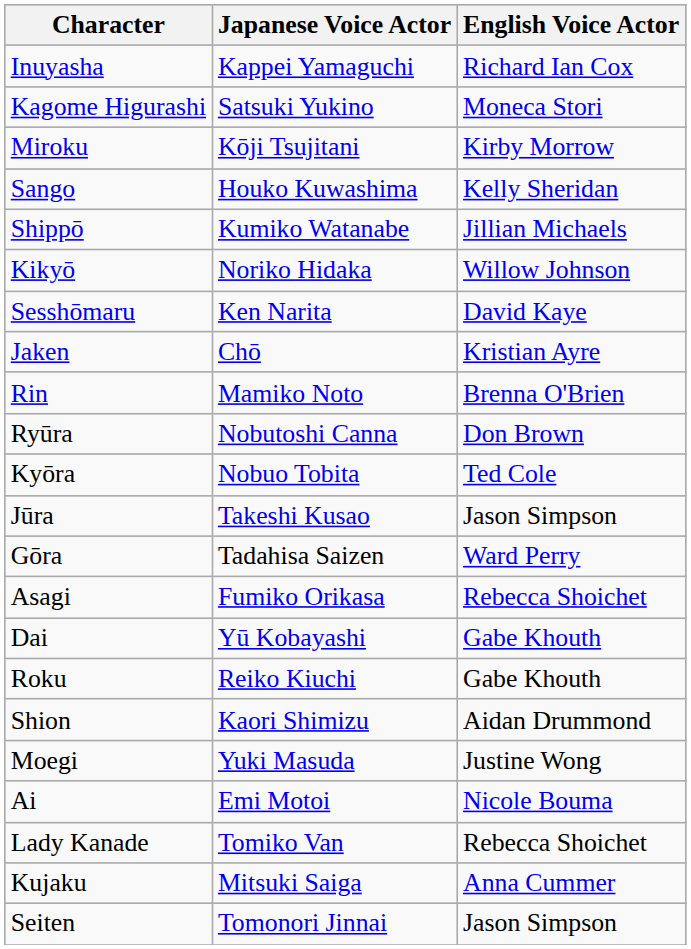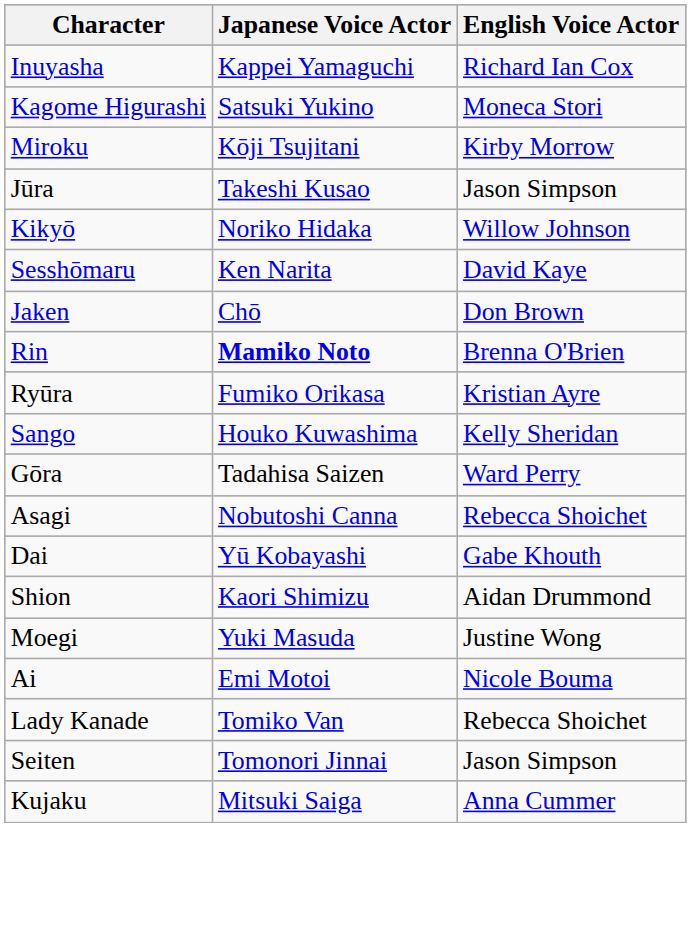rows swapped: (43, 188) <-> (32, 515)
- row: (47, 229)
(532, 351) Kristian Ayre -> (524, 310) Don Brown
(291, 392) normal -> (294, 351) bold
(308, 433) Nobutoshi Canna -> (301, 392) Fumiko Orikasa
(524, 433) Don Brown -> (532, 392) Kristian Ayre
- row: (43, 474)
(301, 596) Fumiko Orikasa -> (308, 515) Nobutoshi Canna
- row: (39, 678)
rows swapped: (43, 923) <-> (49, 882)
